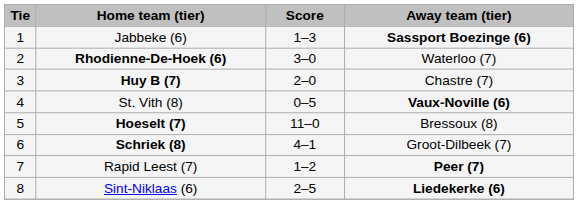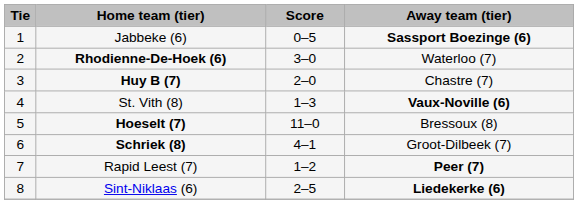(305, 37) 1–3 -> (305, 37) 0–5
(305, 102) 0–5 -> (305, 102) 1–3
